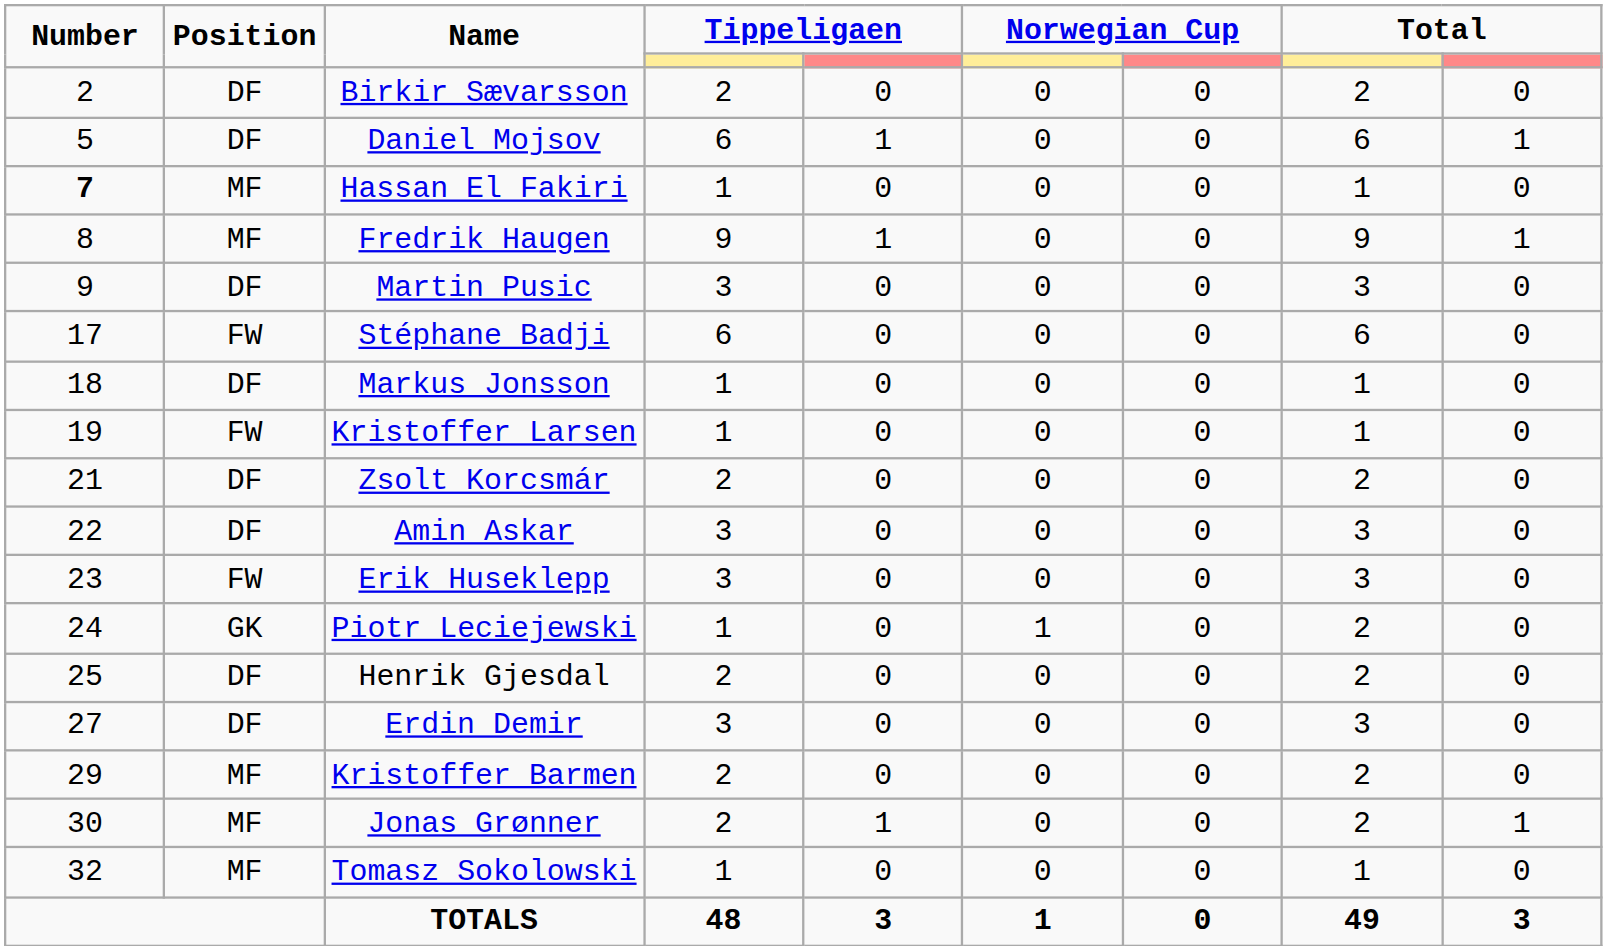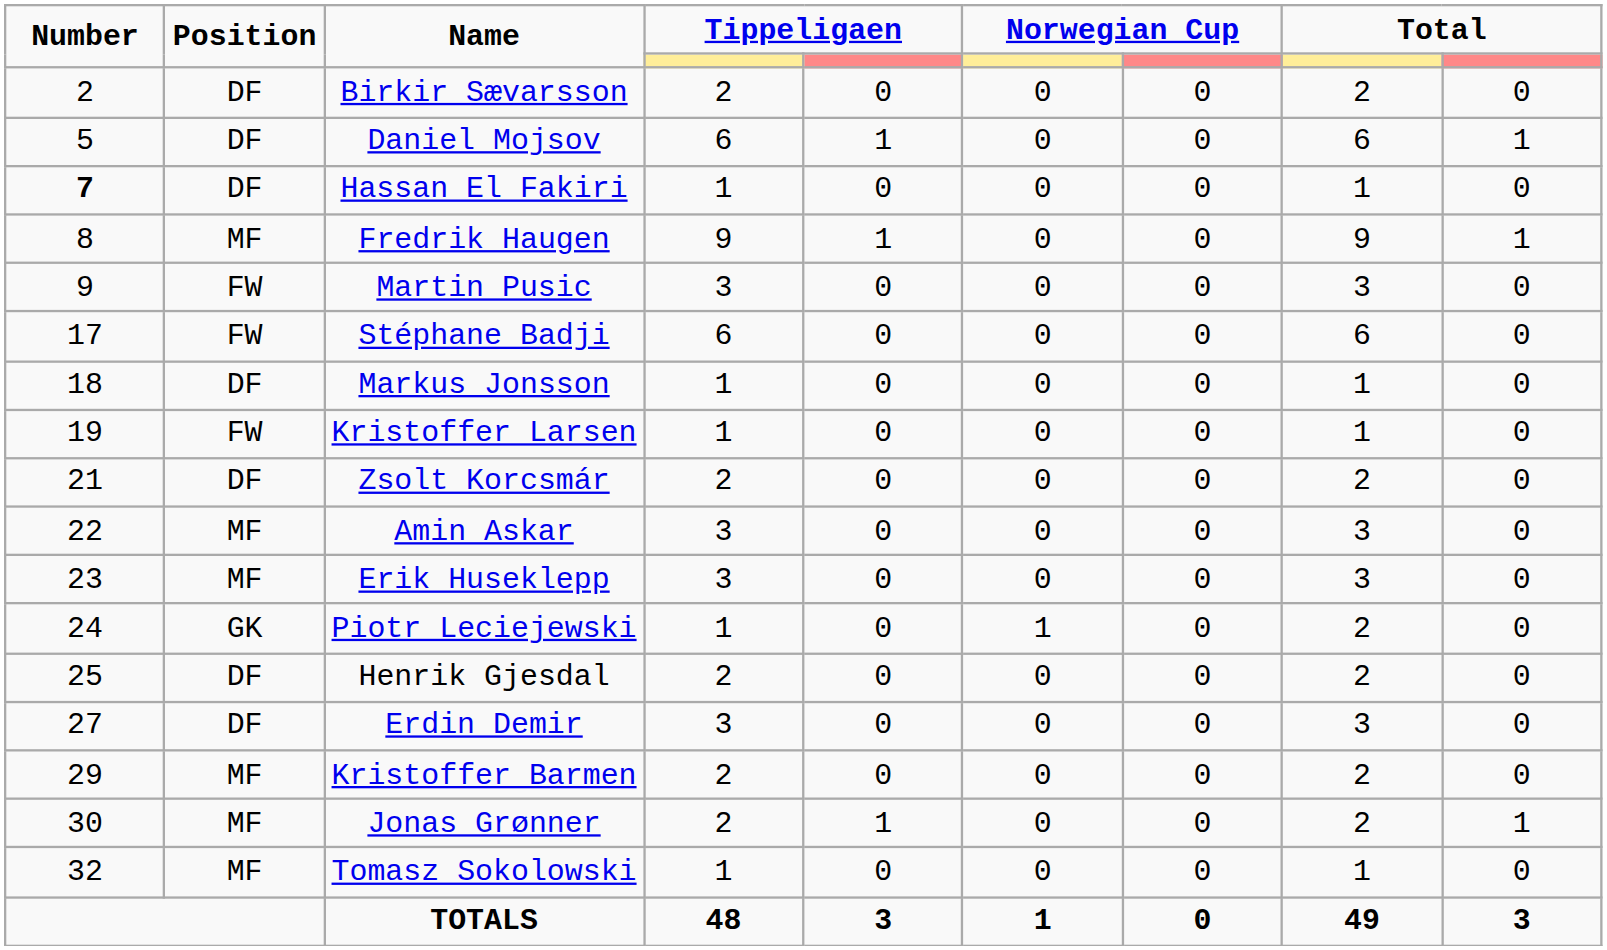(245, 190) MF -> (245, 190) DF
(245, 287) DF -> (245, 287) FW
(245, 531) DF -> (245, 531) MF
(245, 580) FW -> (245, 580) MF
